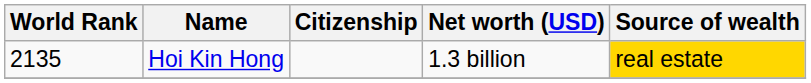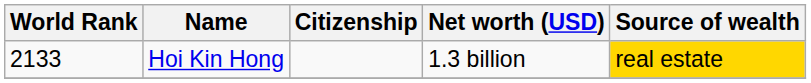(36, 59) 2135 -> (36, 59) 2133
